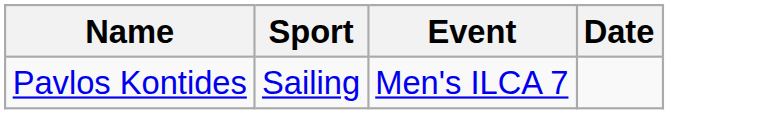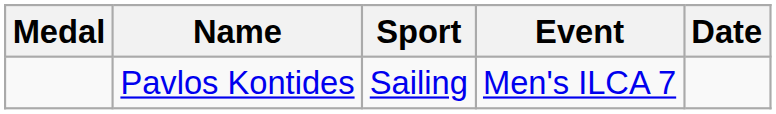+ column: (59, 31)
